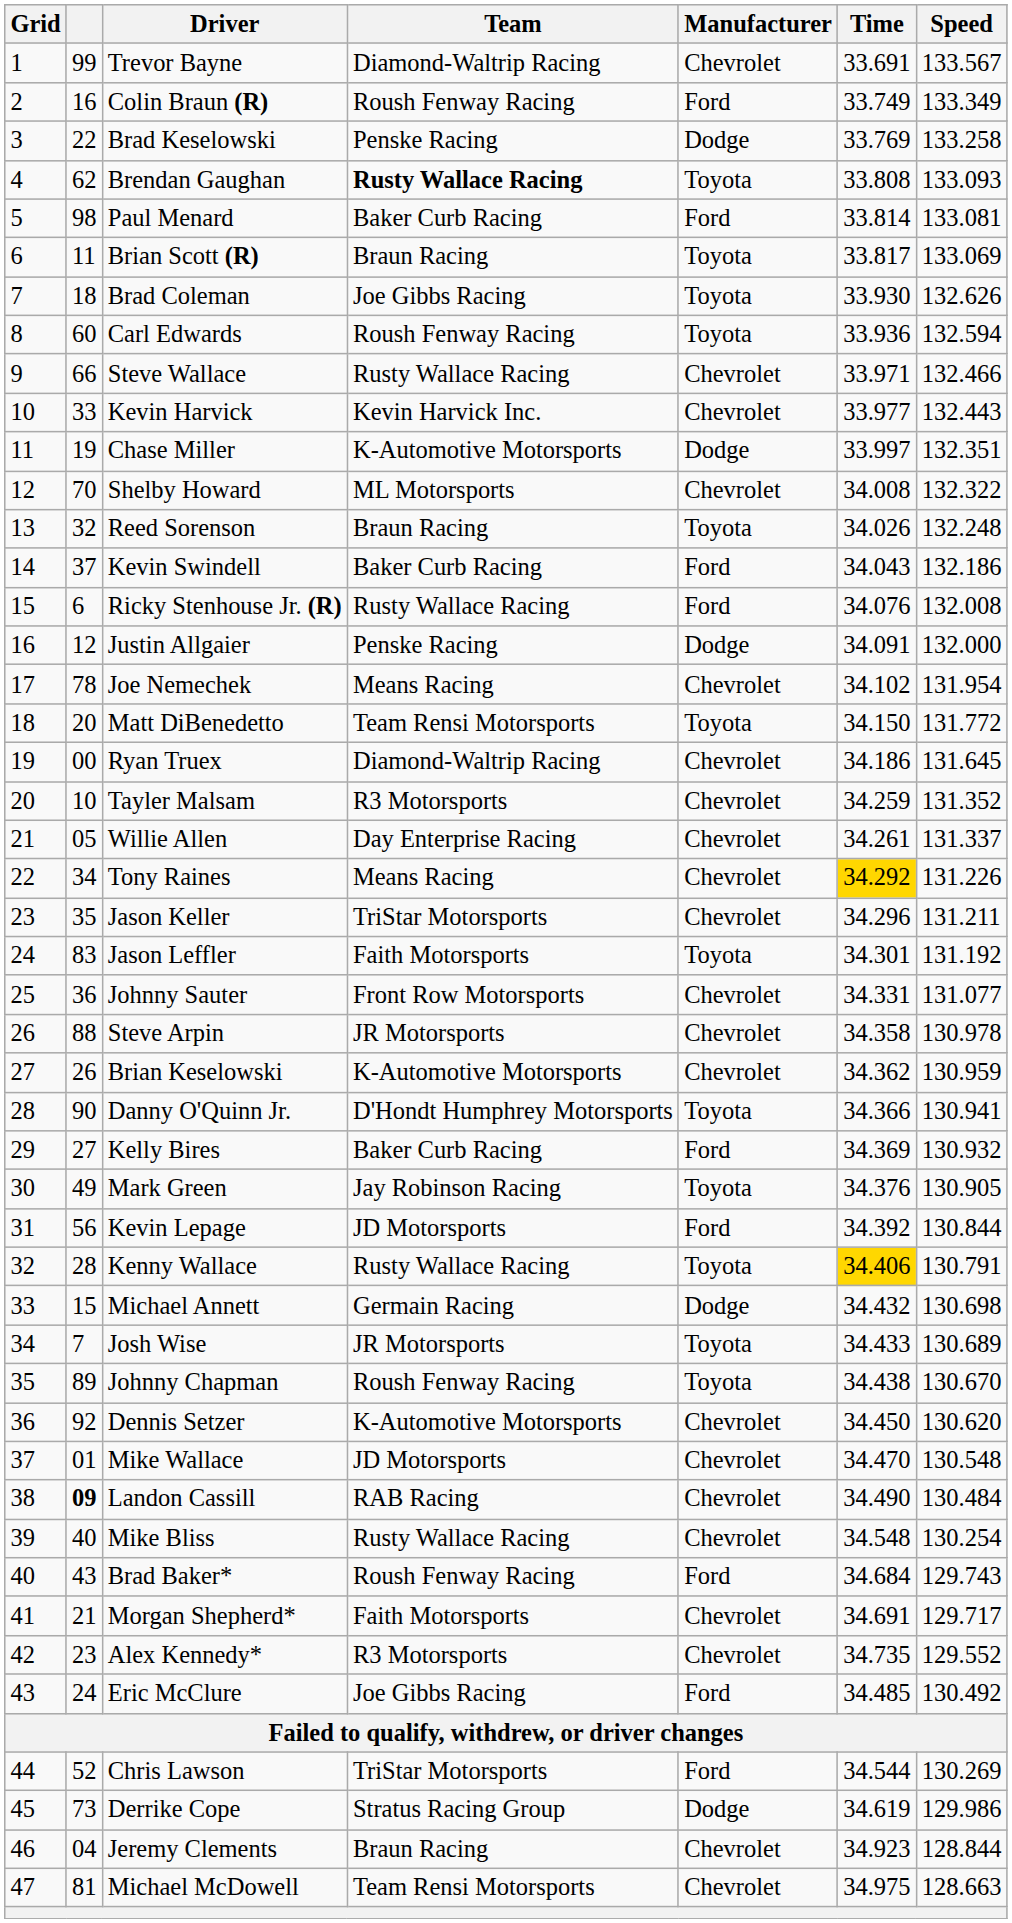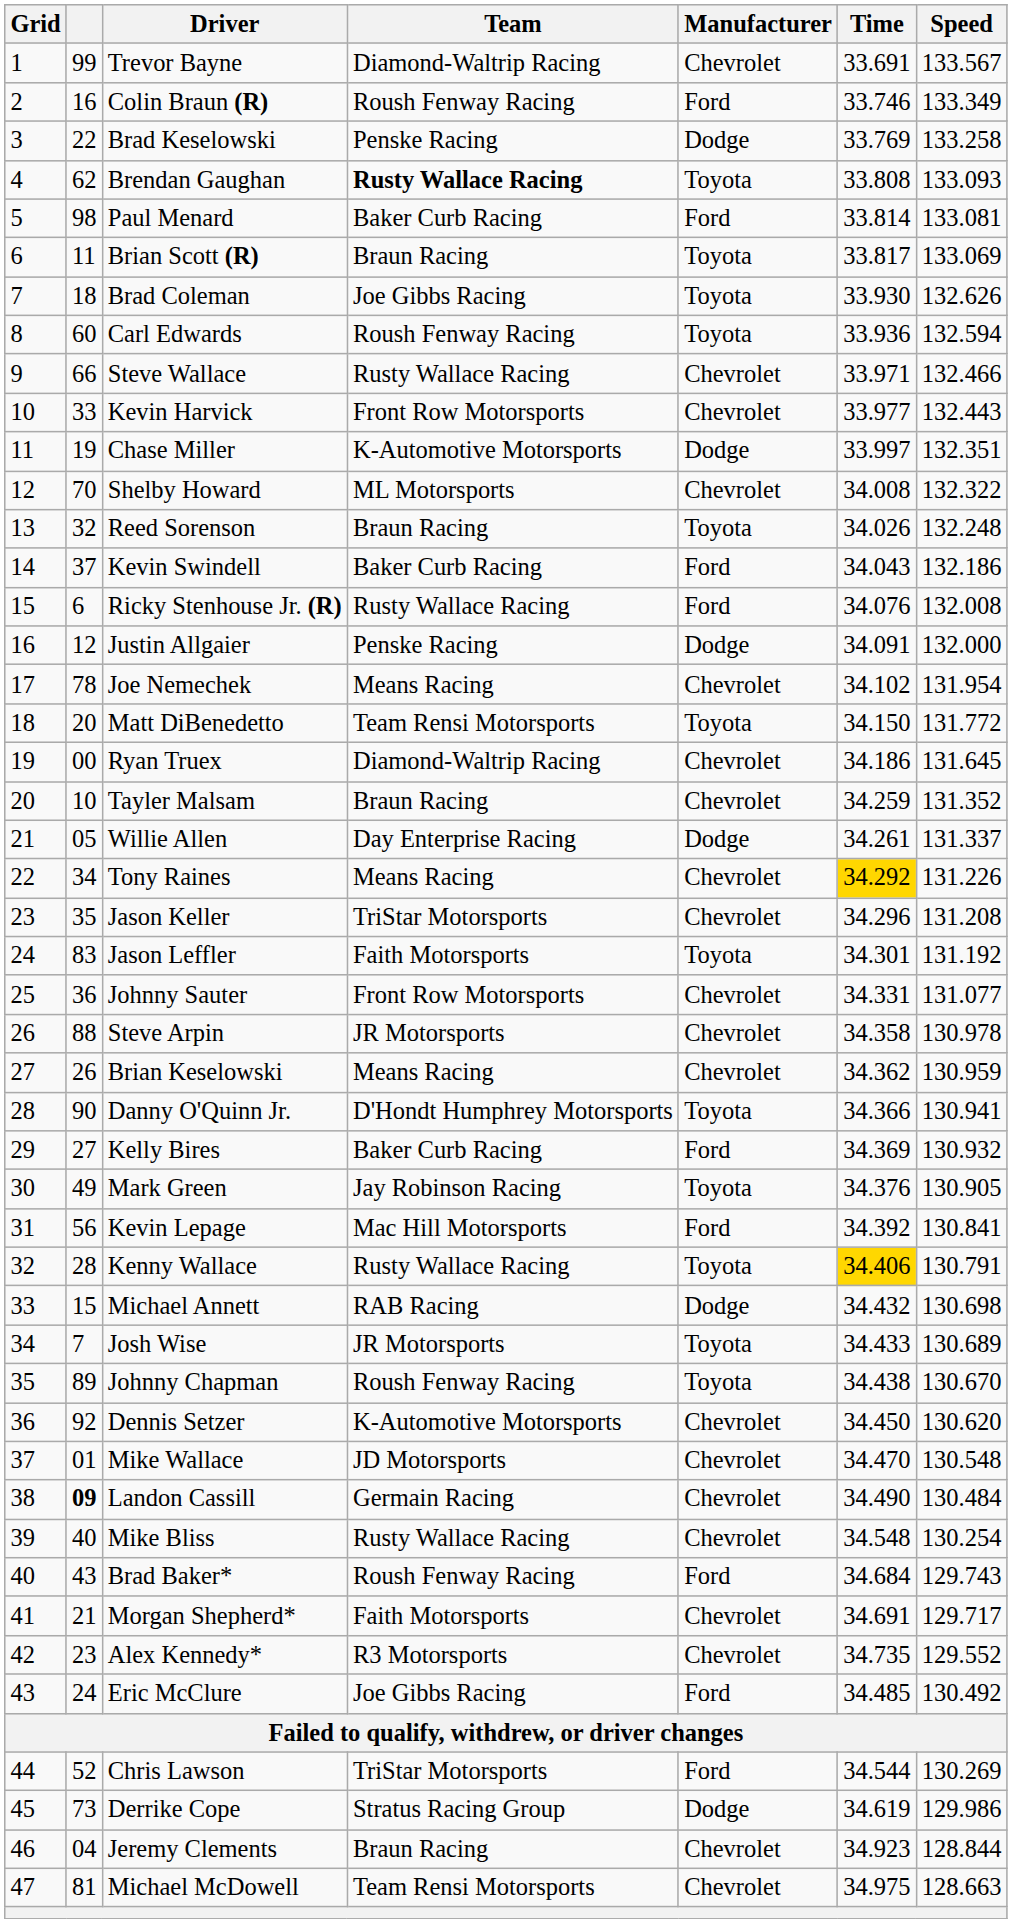(877, 101) 33.749 -> (877, 101) 33.746
(447, 412) Kevin Harvick Inc. -> (469, 412) Front Row Motorsports
(430, 800) R3 Motorsports -> (421, 800) Braun Racing
(732, 839) Chevrolet -> (717, 839) Dodge
(961, 916) 131.211 -> (962, 916) 131.208
(487, 1072) K-Automotive Motorsports -> (423, 1072) Means Racing
(429, 1227) JD Motorsports -> (460, 1227) Mac Hill Motorsports
(962, 1227) 130.844 -> (962, 1227) 130.841
(434, 1305) Germain Racing -> (416, 1305) RAB Racing
(416, 1499) RAB Racing -> (434, 1499) Germain Racing
